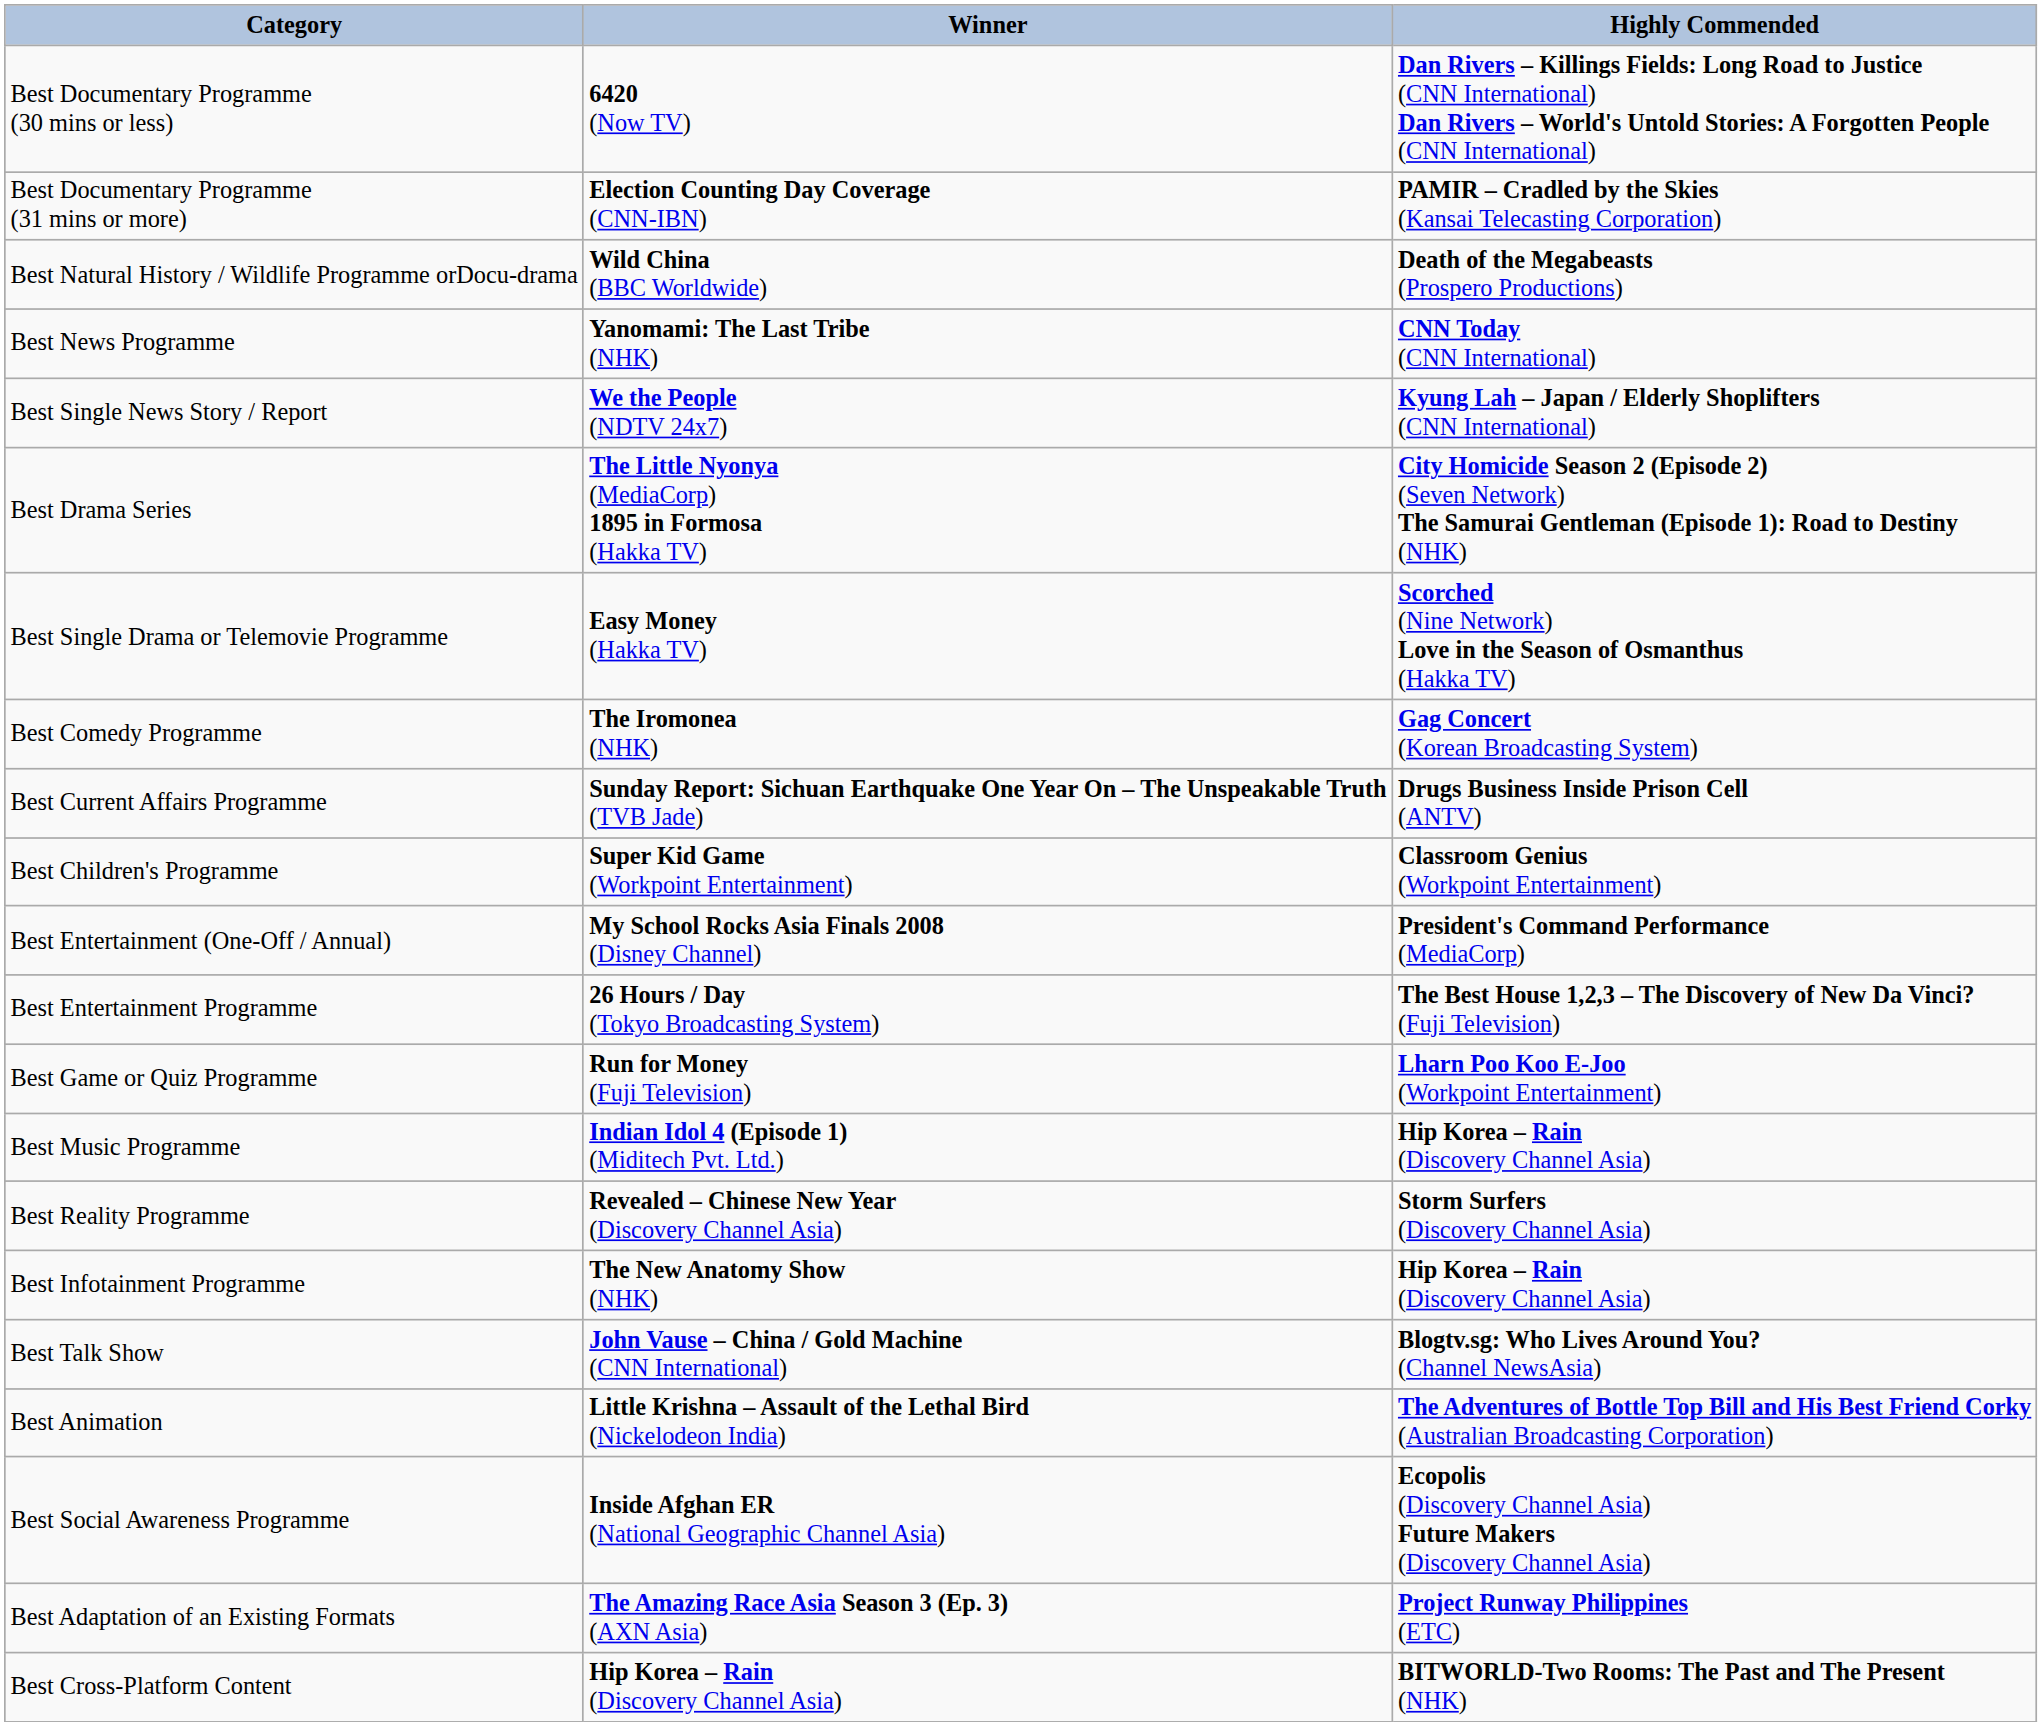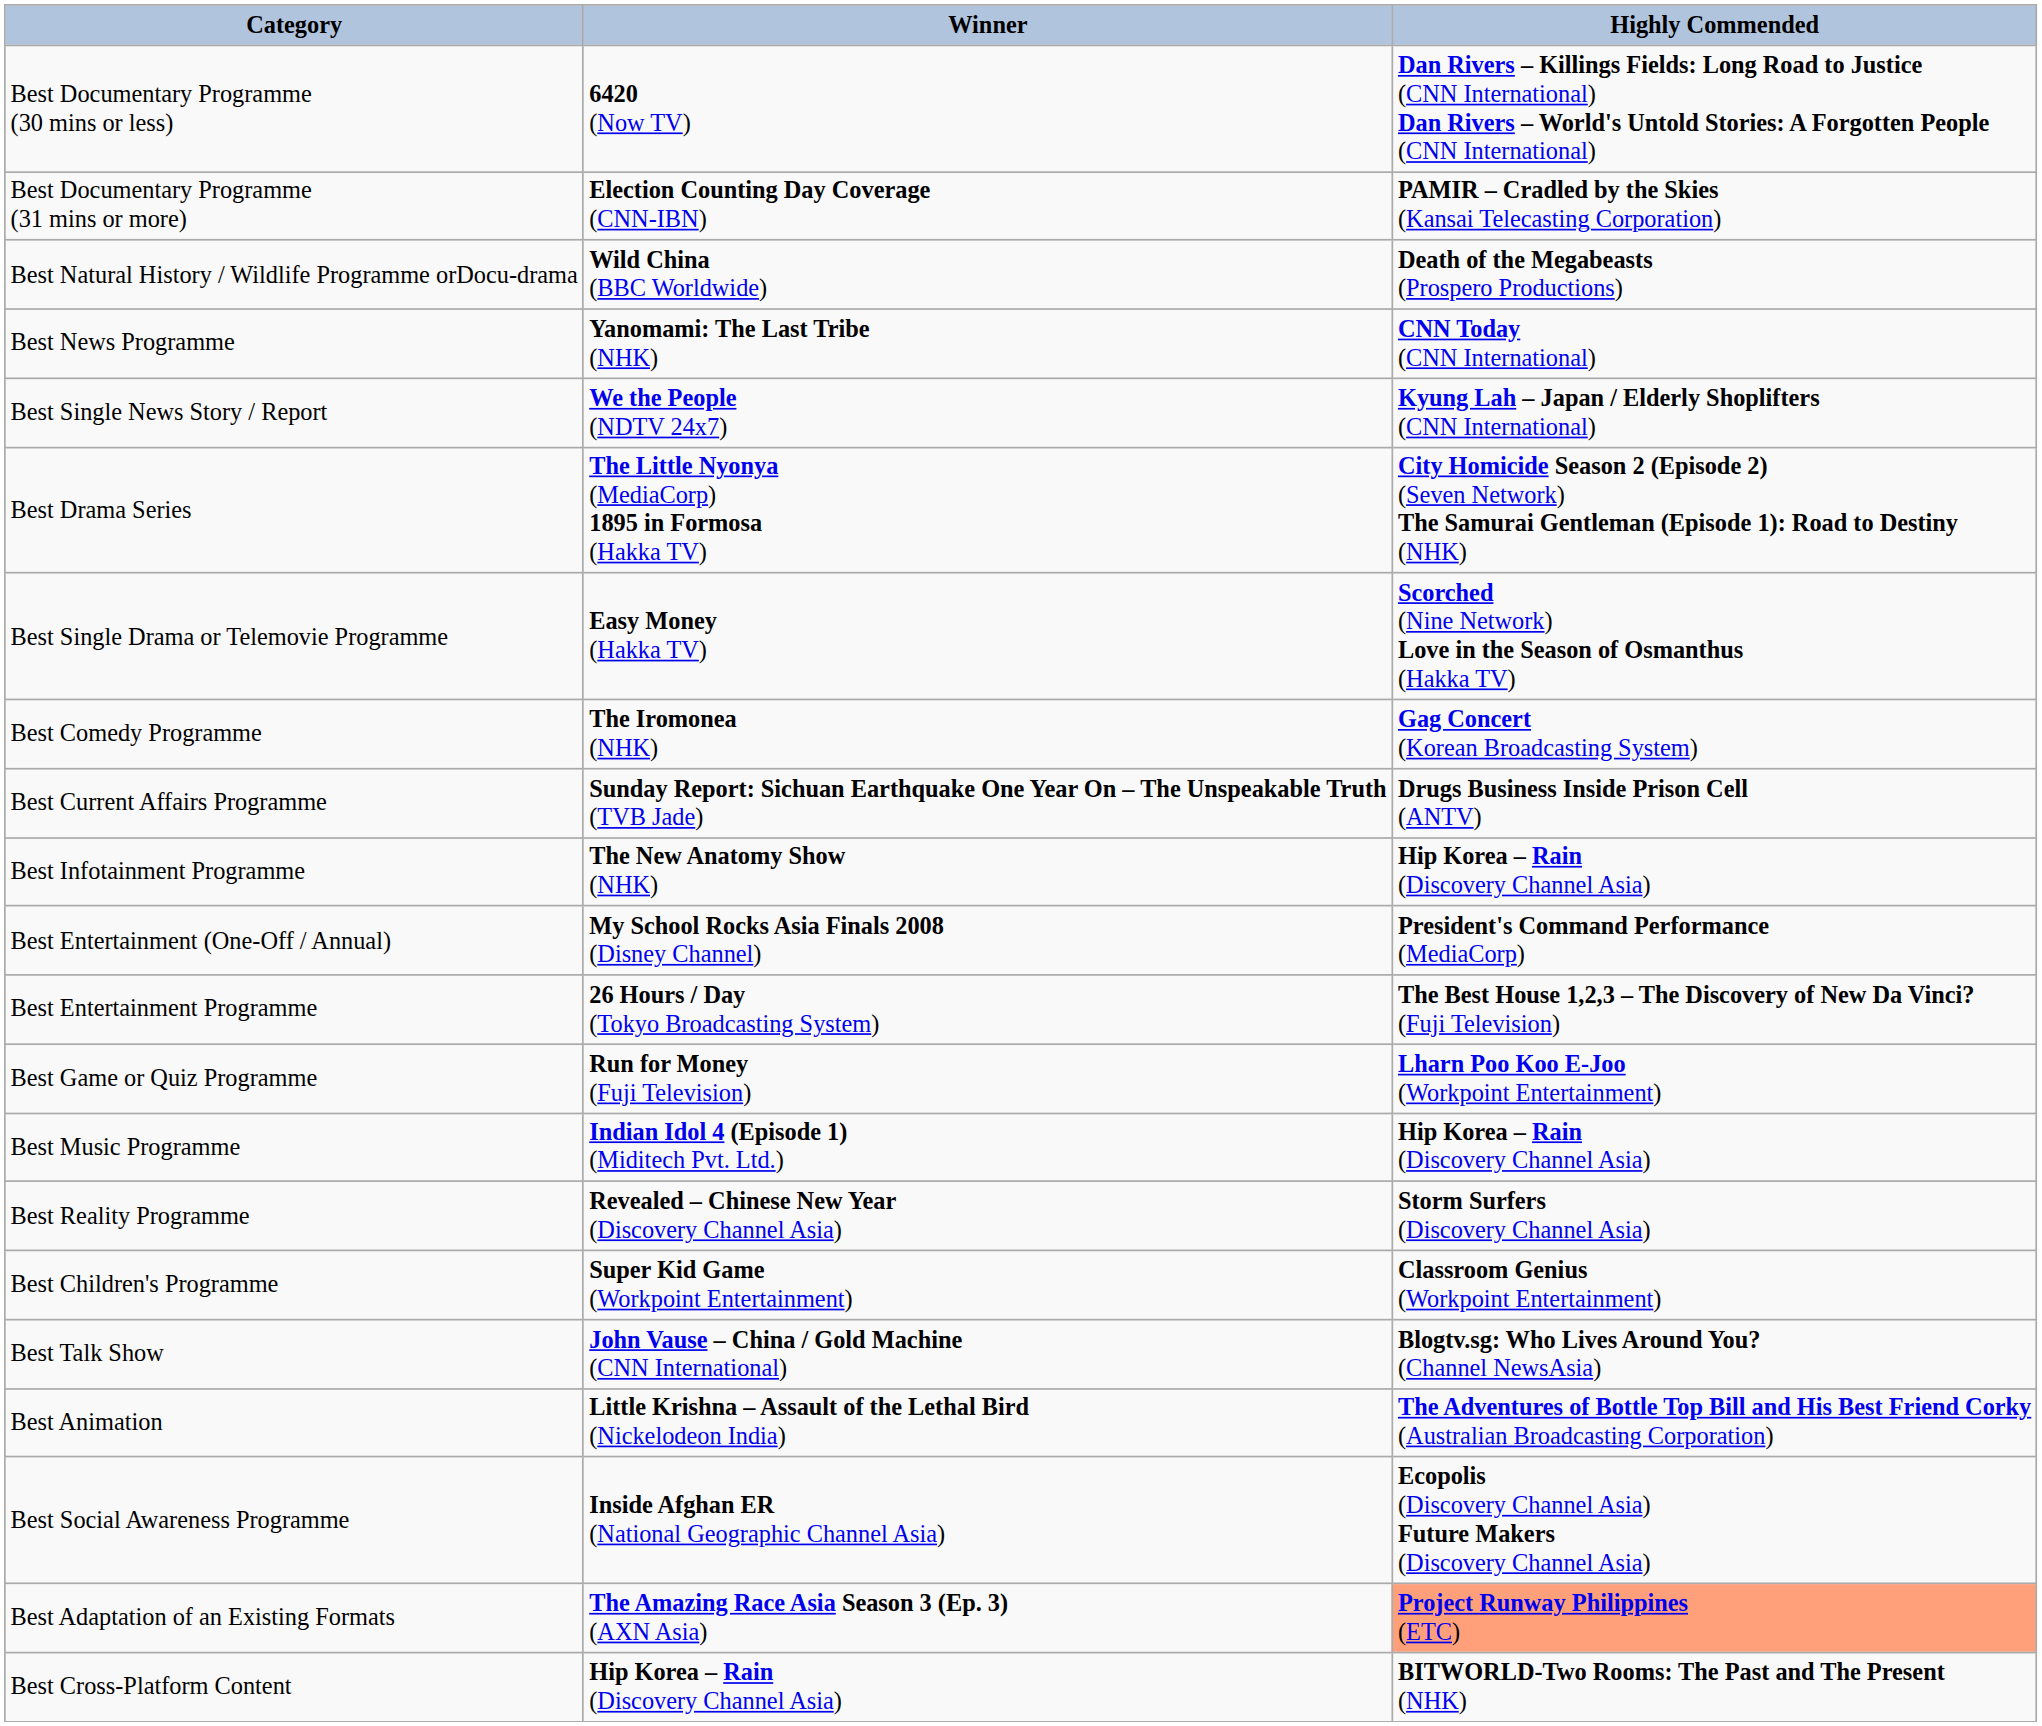rows swapped: (144, 871) <-> (158, 1284)
(1543, 1617) no background -> (1543, 1617) lightsalmon background
